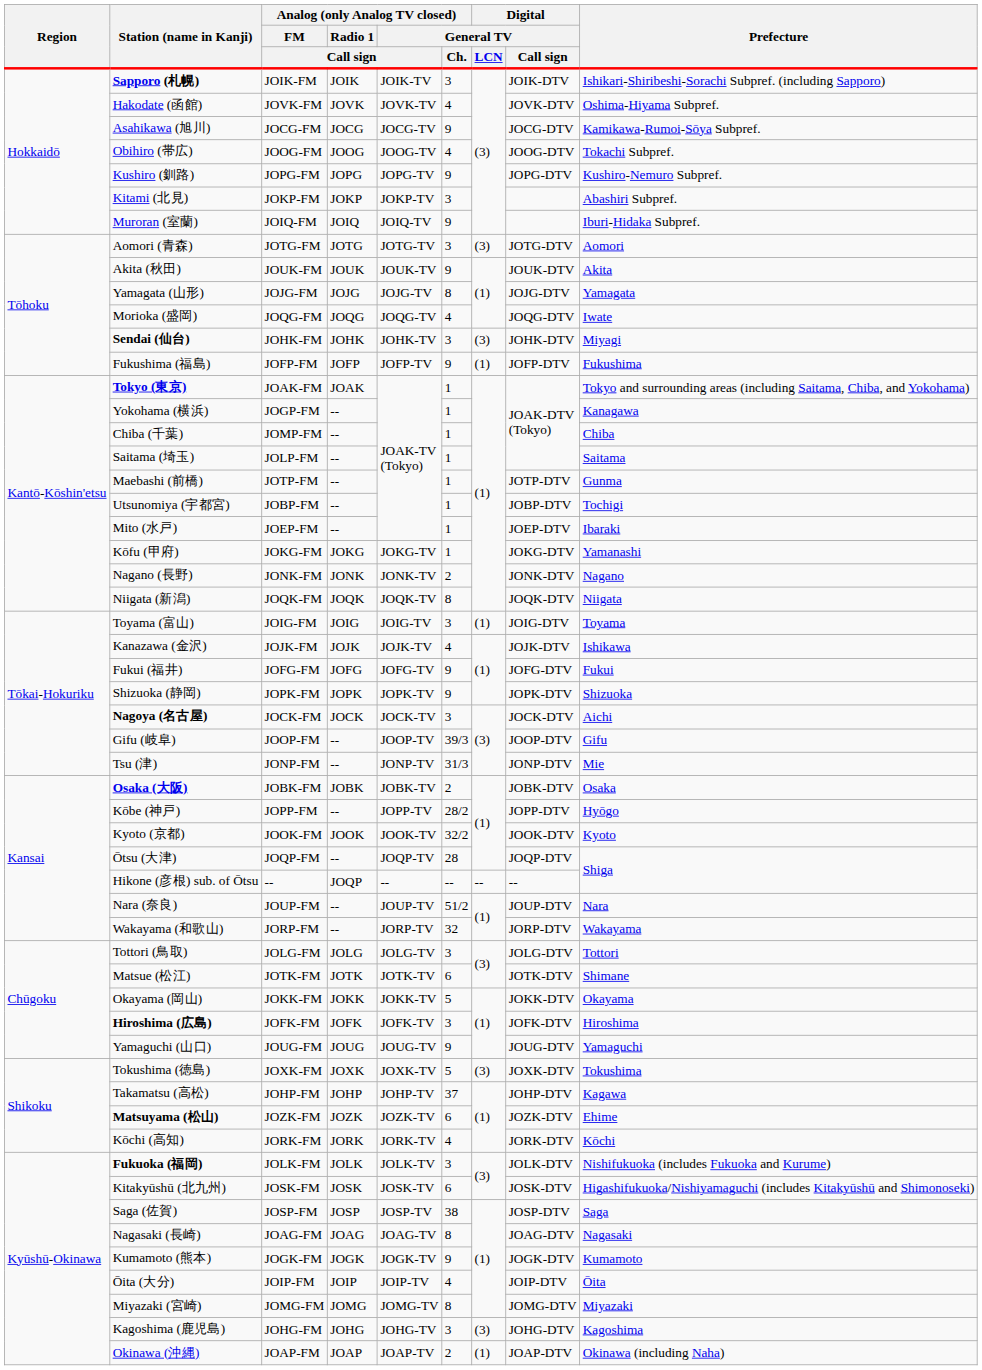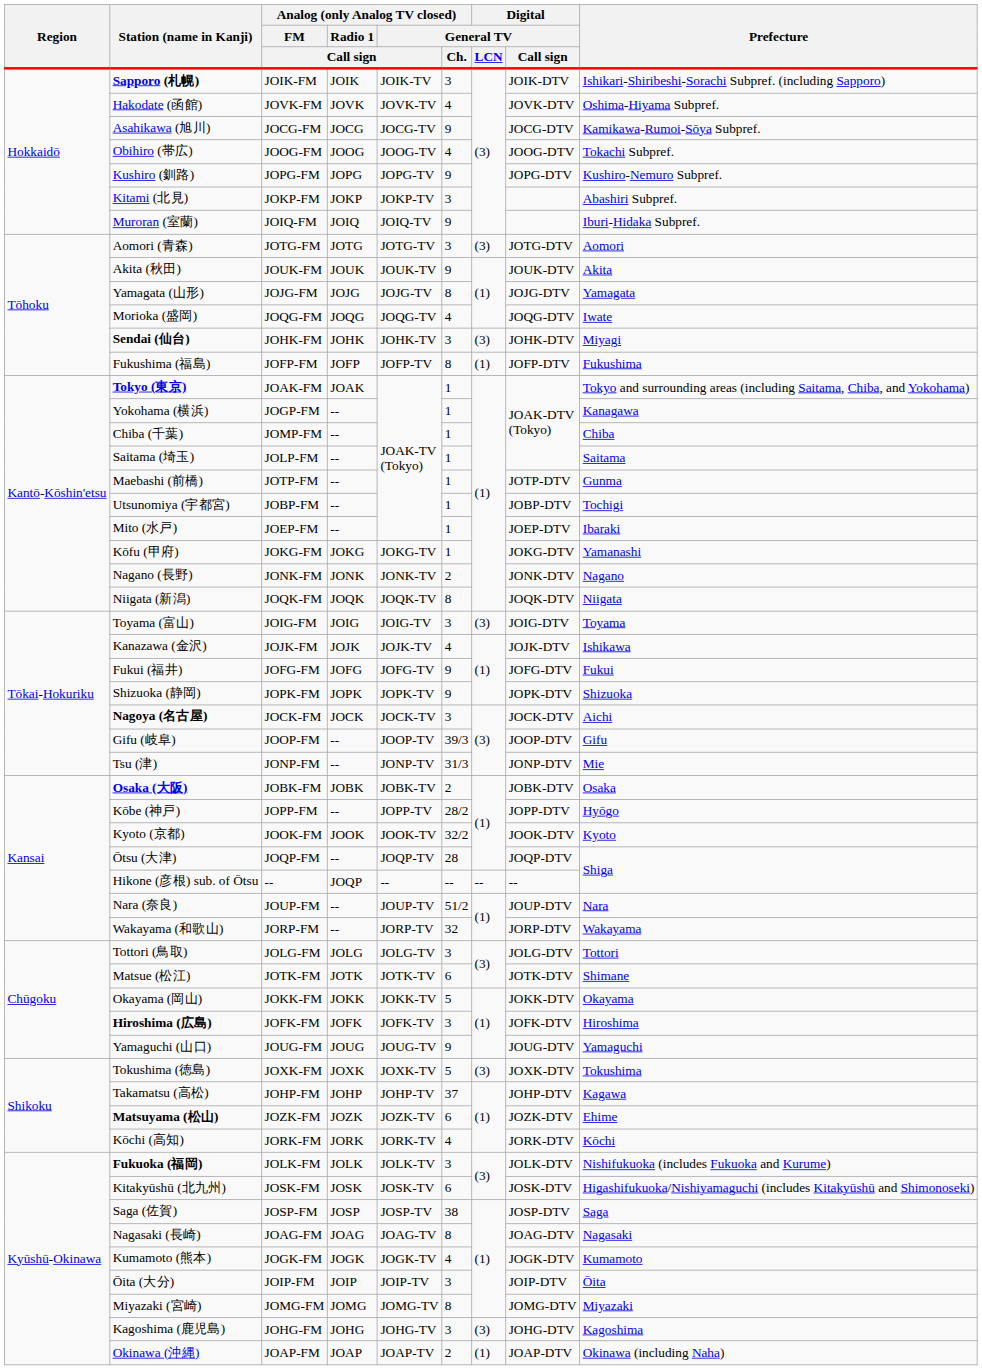(448, 363) 9 -> (448, 363) 8
(482, 622) (1) -> (482, 622) (3)
(448, 1258) 9 -> (448, 1258) 4
(448, 1282) 4 -> (448, 1282) 3
